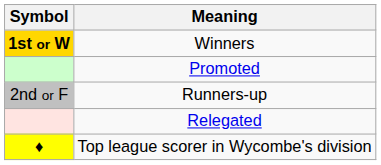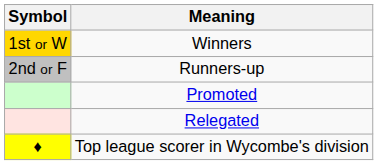(39, 43) bold -> (38, 43) normal
rows swapped: (225, 95) <-> (225, 69)
